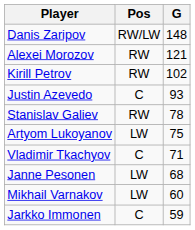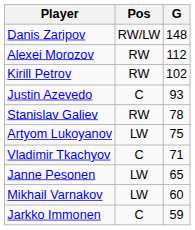(177, 54) 121 -> (177, 54) 112
(177, 174) 68 -> (177, 174) 65
